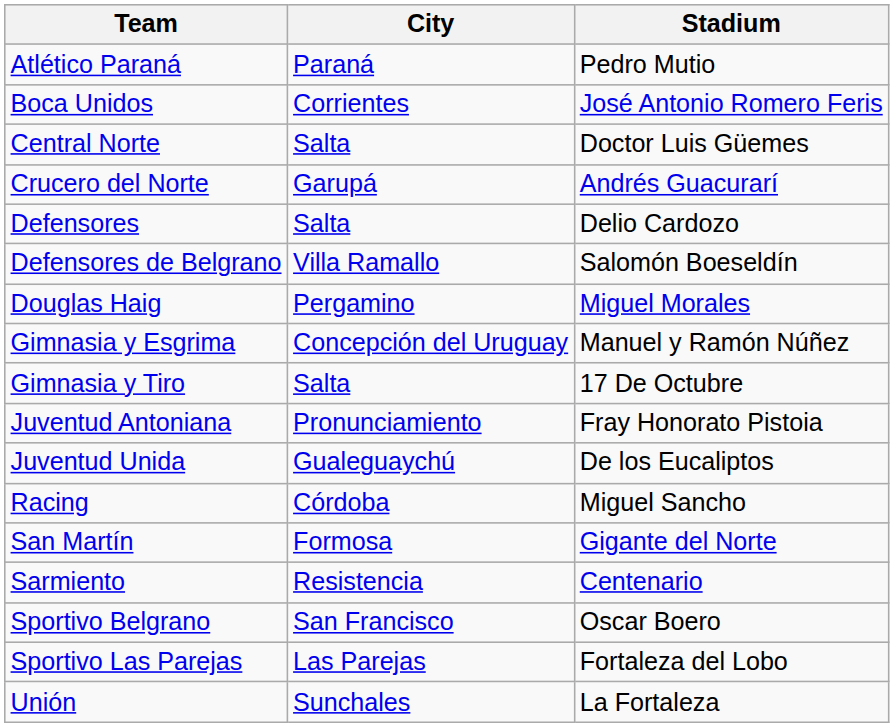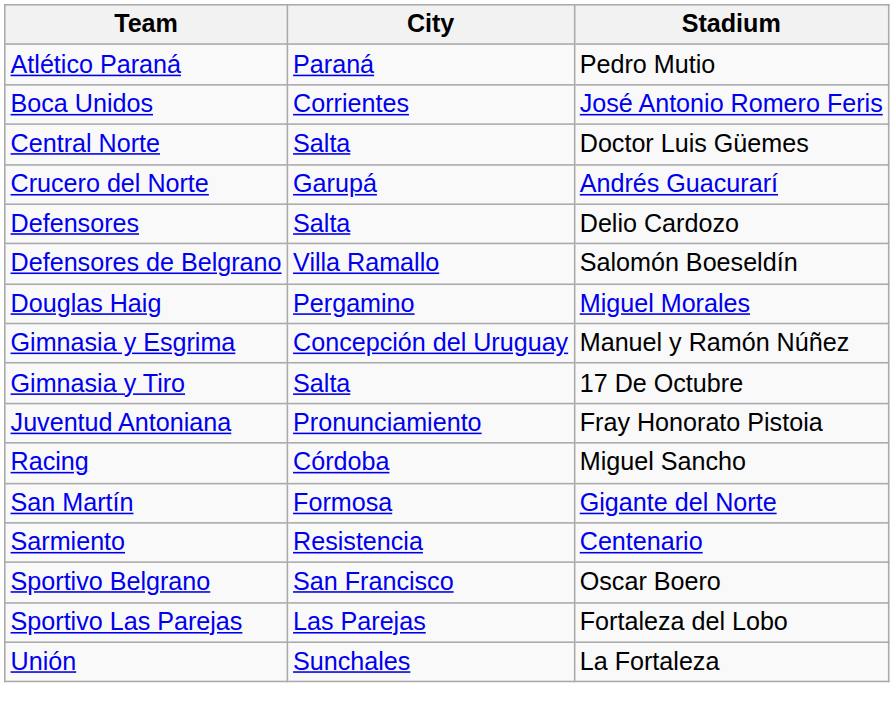- row: (98, 462)
